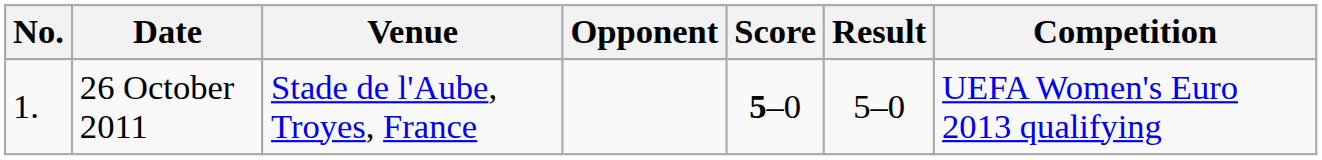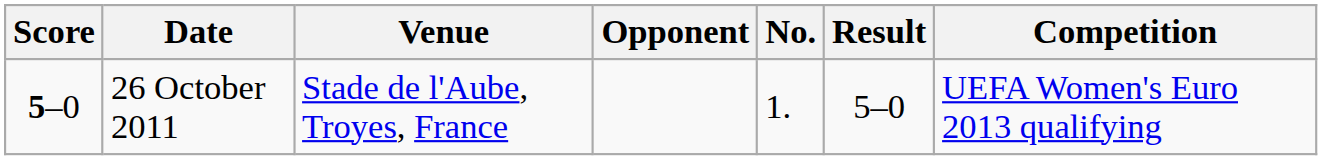columns swapped: (38, 31) <-> (775, 31)
